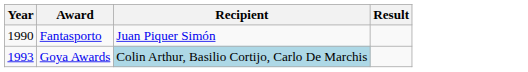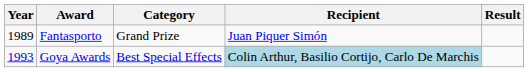+ column: (169, 14)
(21, 35) 1990 -> (21, 35) 1989
